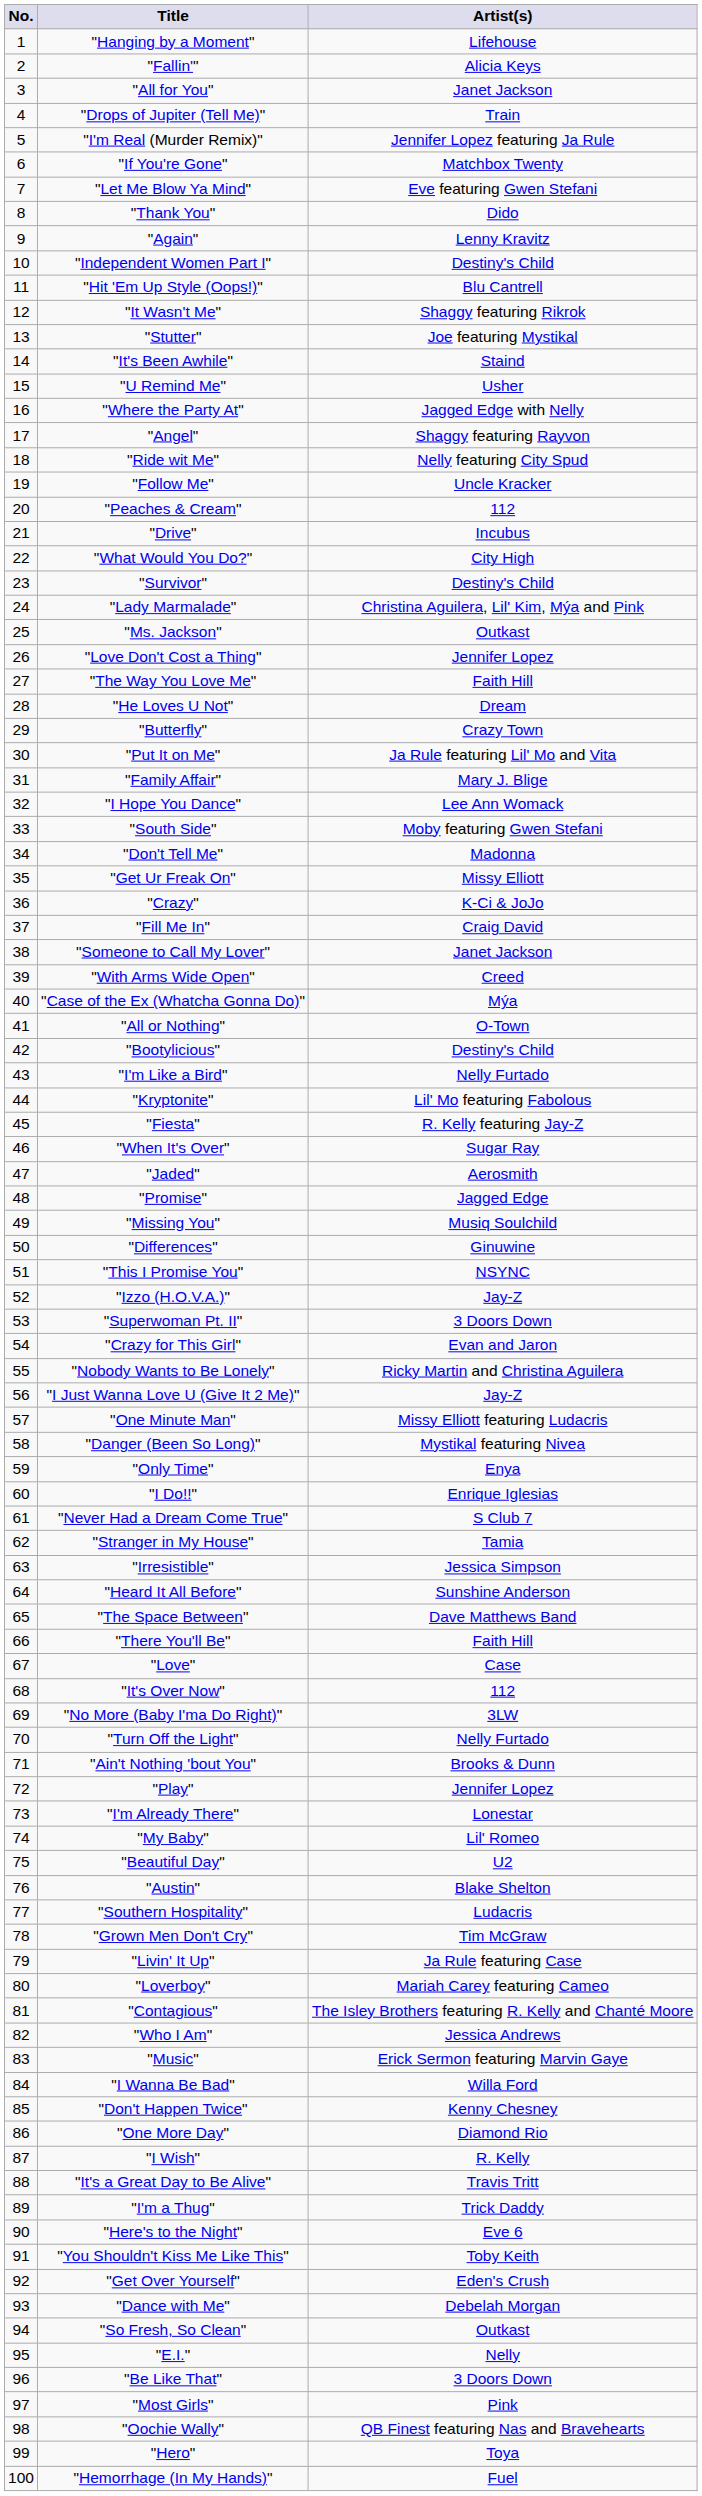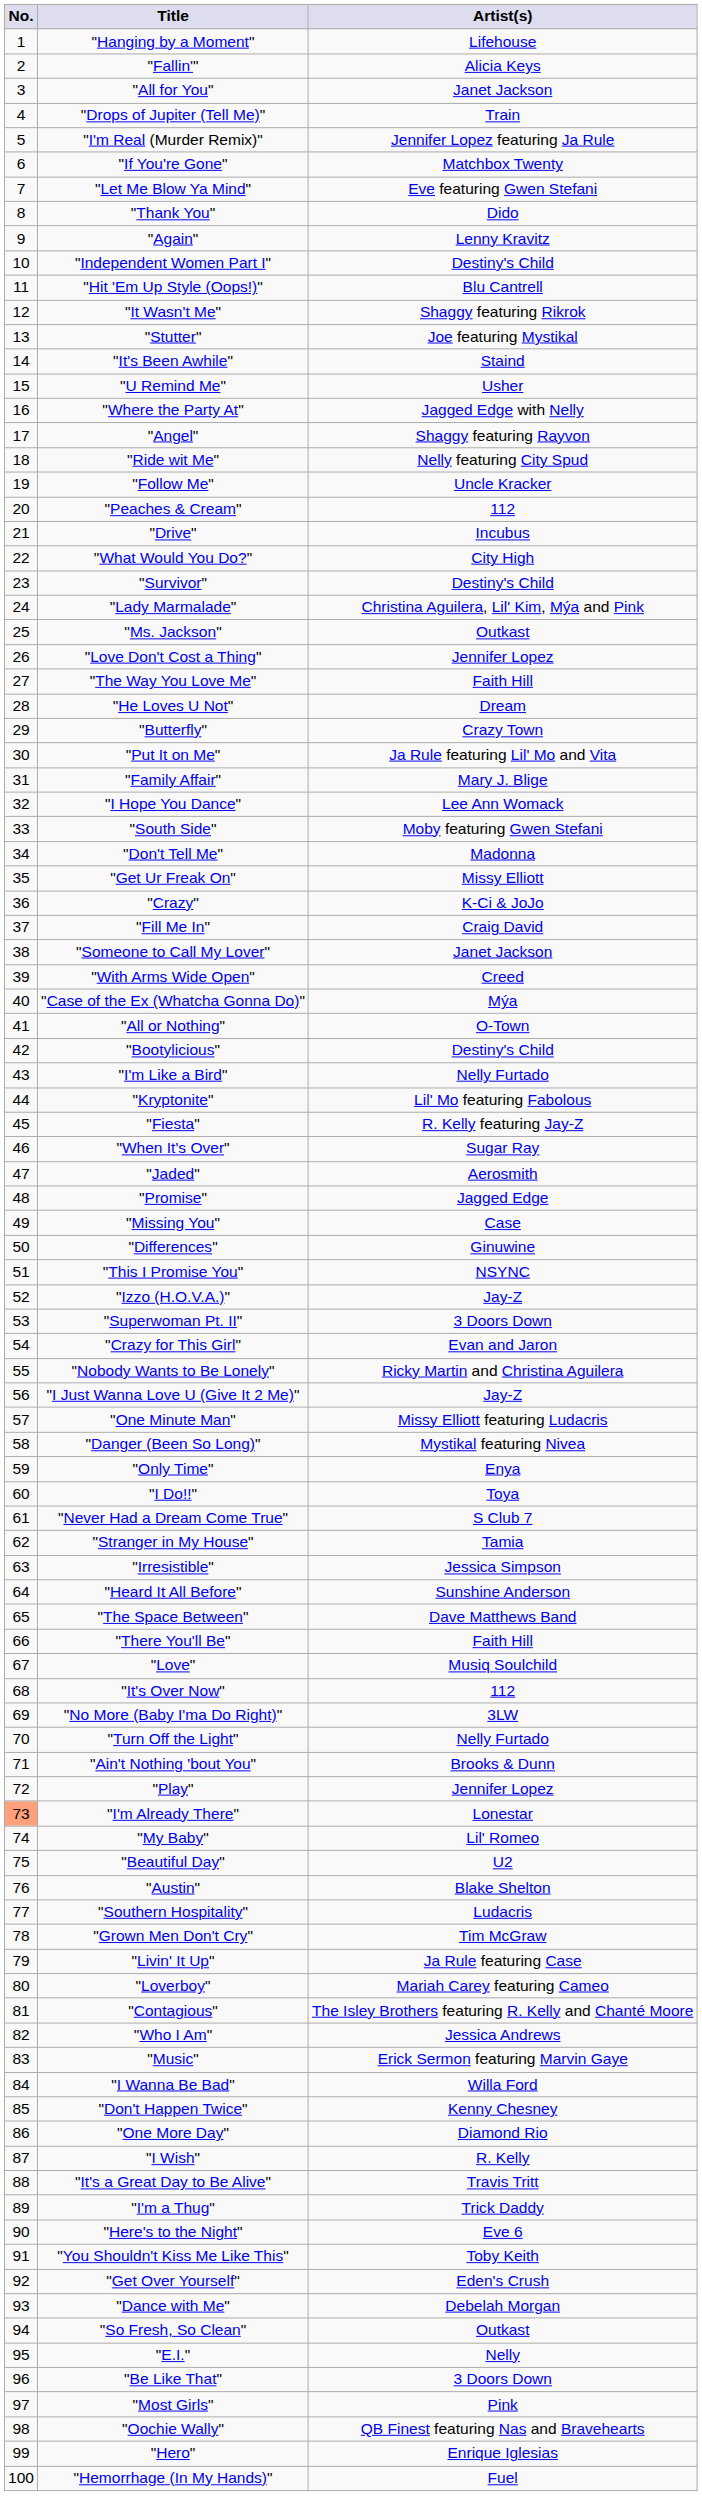(503, 1222) Musiq Soulchild -> (503, 1222) Case
(503, 1493) Enrique Iglesias -> (503, 1493) Toya
(503, 1665) Case -> (503, 1665) Musiq Soulchild
(21, 1813) no background -> (21, 1813) lightsalmon background
(503, 2453) Toya -> (503, 2453) Enrique Iglesias
